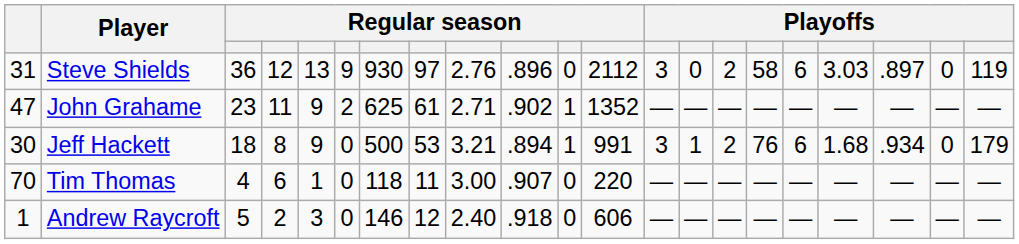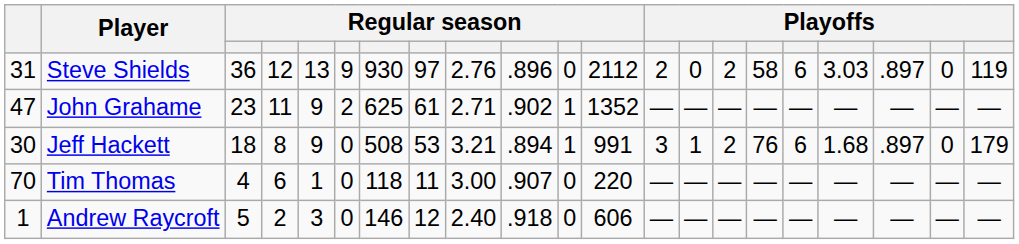(661, 70) 3 -> (661, 70) 2
(384, 144) 500 -> (384, 144) 508
(902, 144) .934 -> (902, 144) .897
